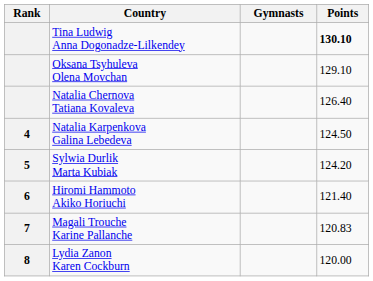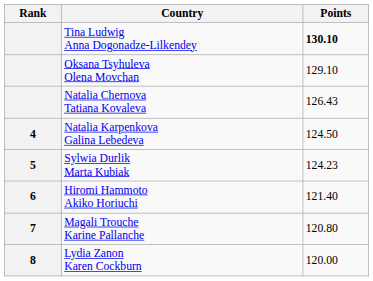- column: (279, 13)
(336, 102) 126.40 -> (322, 102) 126.43
(336, 165) 124.20 -> (322, 165) 124.23
(336, 228) 120.83 -> (322, 228) 120.80
